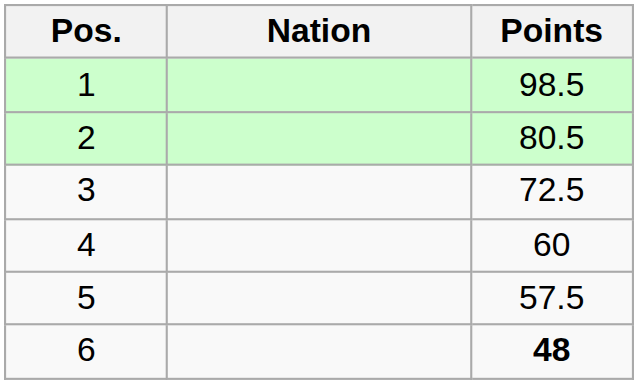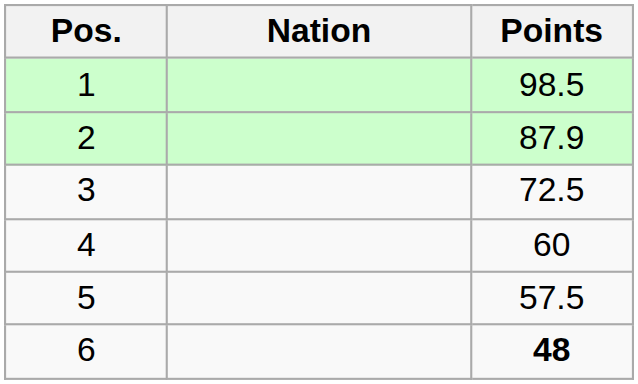(552, 137) 80.5 -> (552, 137) 87.9
